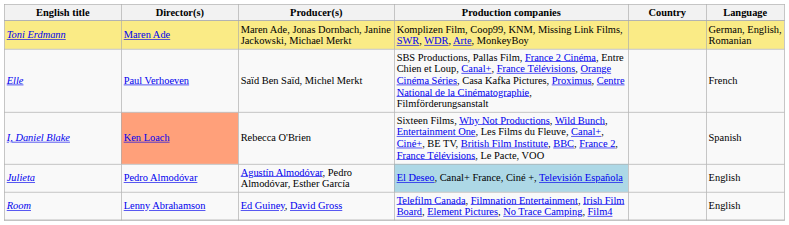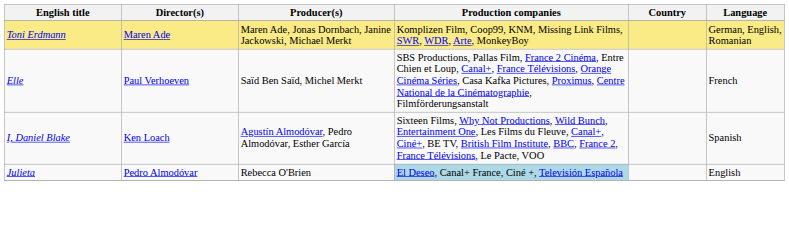(147, 138) lightsalmon background -> (147, 138) no background
(276, 138) Rebecca O'Brien -> (296, 138) Agustín Almodóvar, Pedro Almodóvar, Esther García
(296, 178) Agustín Almodóvar, Pedro Almodóvar, Esther García -> (276, 172) Rebecca O'Brien
- row: (19, 206)
